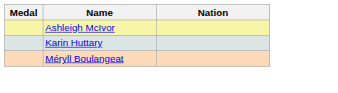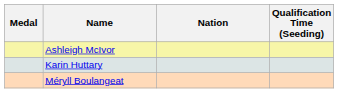+ column: (302, 23)
